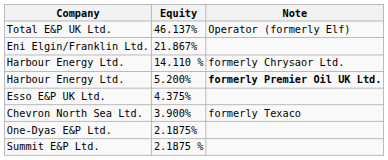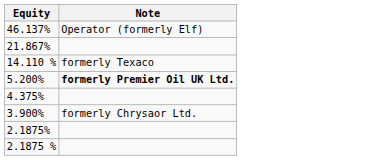- column: (78, 13)
(276, 63) formerly Chrysaor Ltd. -> (108, 63) formerly Texaco
(255, 113) formerly Texaco -> (129, 113) formerly Chrysaor Ltd.
